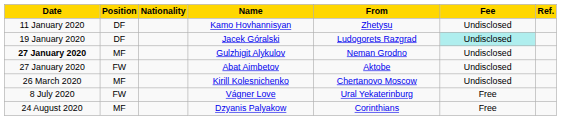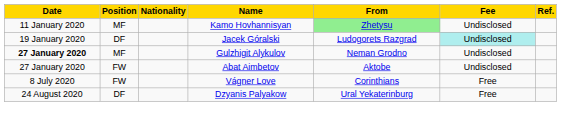(119, 26) DF -> (119, 26) MF
(377, 26) no background -> (377, 26) lightgreen background
- row: (251, 81)
(377, 95) Ural Yekaterinburg -> (377, 81) Corinthians
(119, 109) MF -> (119, 95) DF
(377, 109) Corinthians -> (377, 95) Ural Yekaterinburg
